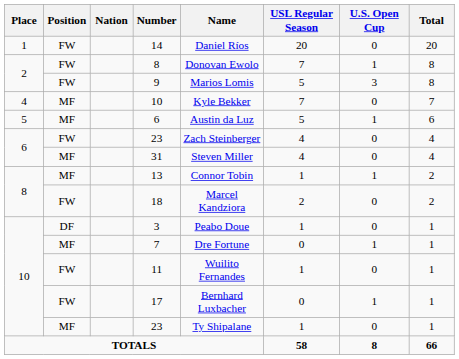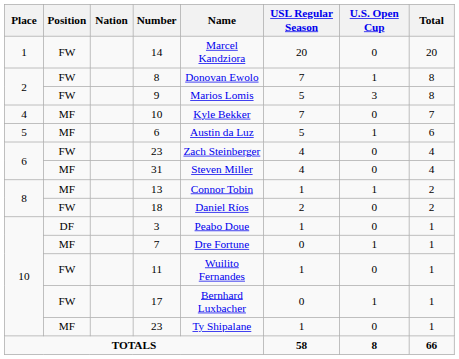(222, 45) Daniel Ríos -> (222, 52) Marcel Kandziora
(222, 200) Marcel Kandziora -> (222, 207) Daniel Ríos
